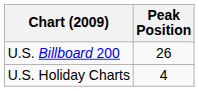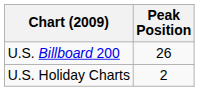(164, 75) 4 -> (164, 75) 2
